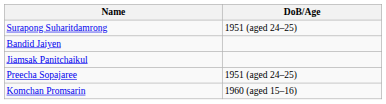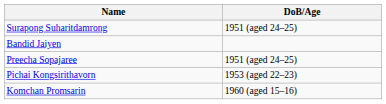- row: (47, 59)
+ row: (51, 75)
